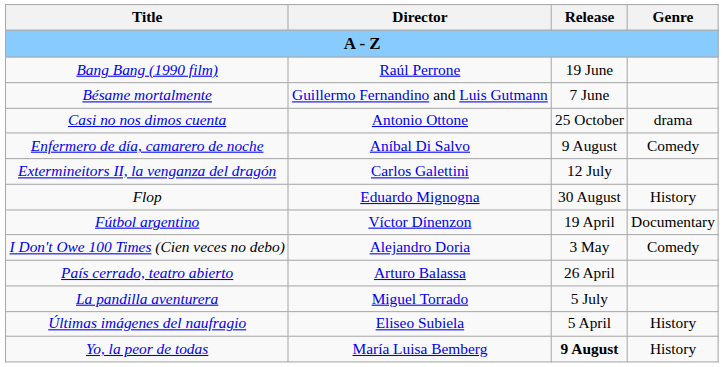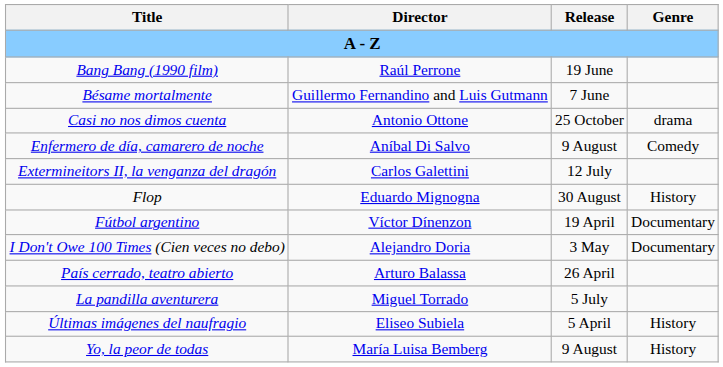(673, 247) Comedy -> (673, 247) Documentary
(589, 349) bold -> (589, 349) normal
